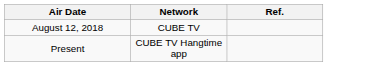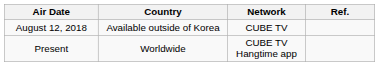+ column: (163, 12)
